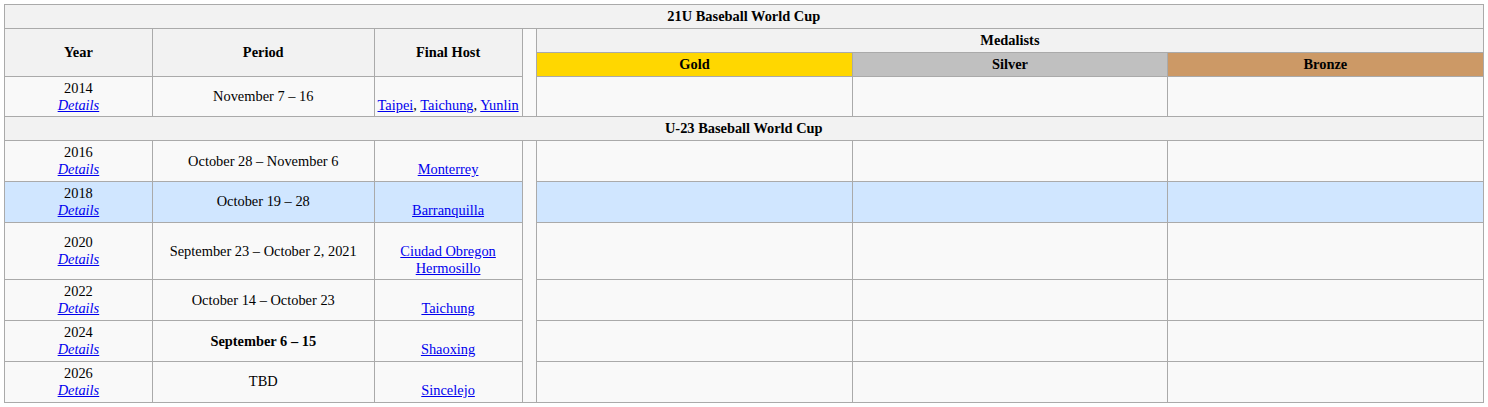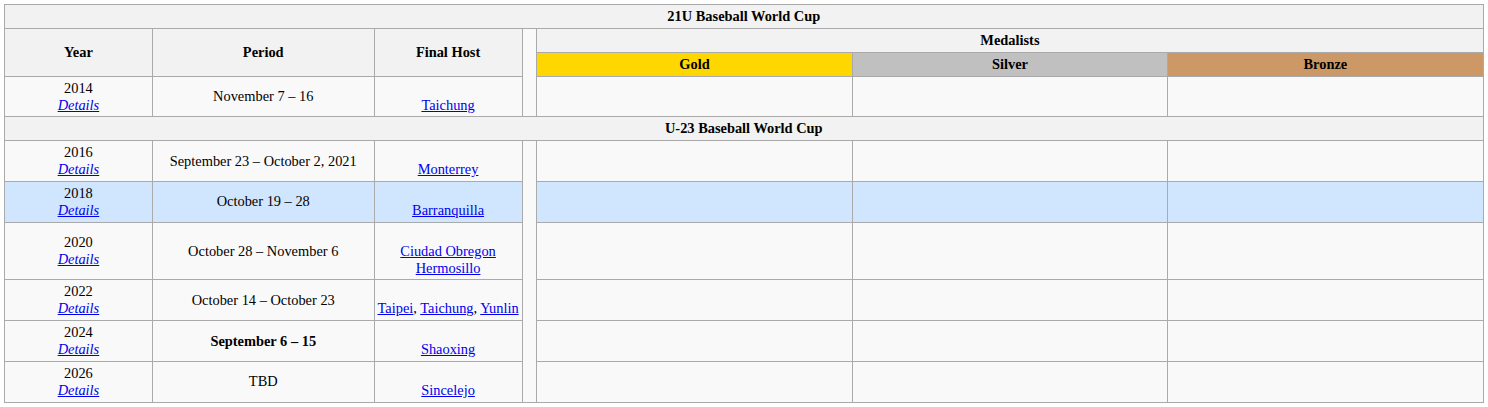(448, 105) Taipei, Taichung, Yunlin -> (448, 105) Taichung
(263, 161) October 28 – November 6 -> (263, 161) September 23 – October 2, 2021
(263, 251) September 23 – October 2, 2021 -> (263, 251) October 28 – November 6
(448, 308) Taichung -> (448, 308) Taipei, Taichung, Yunlin
